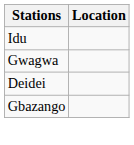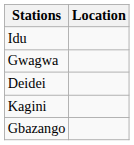+ row: (27, 106)
